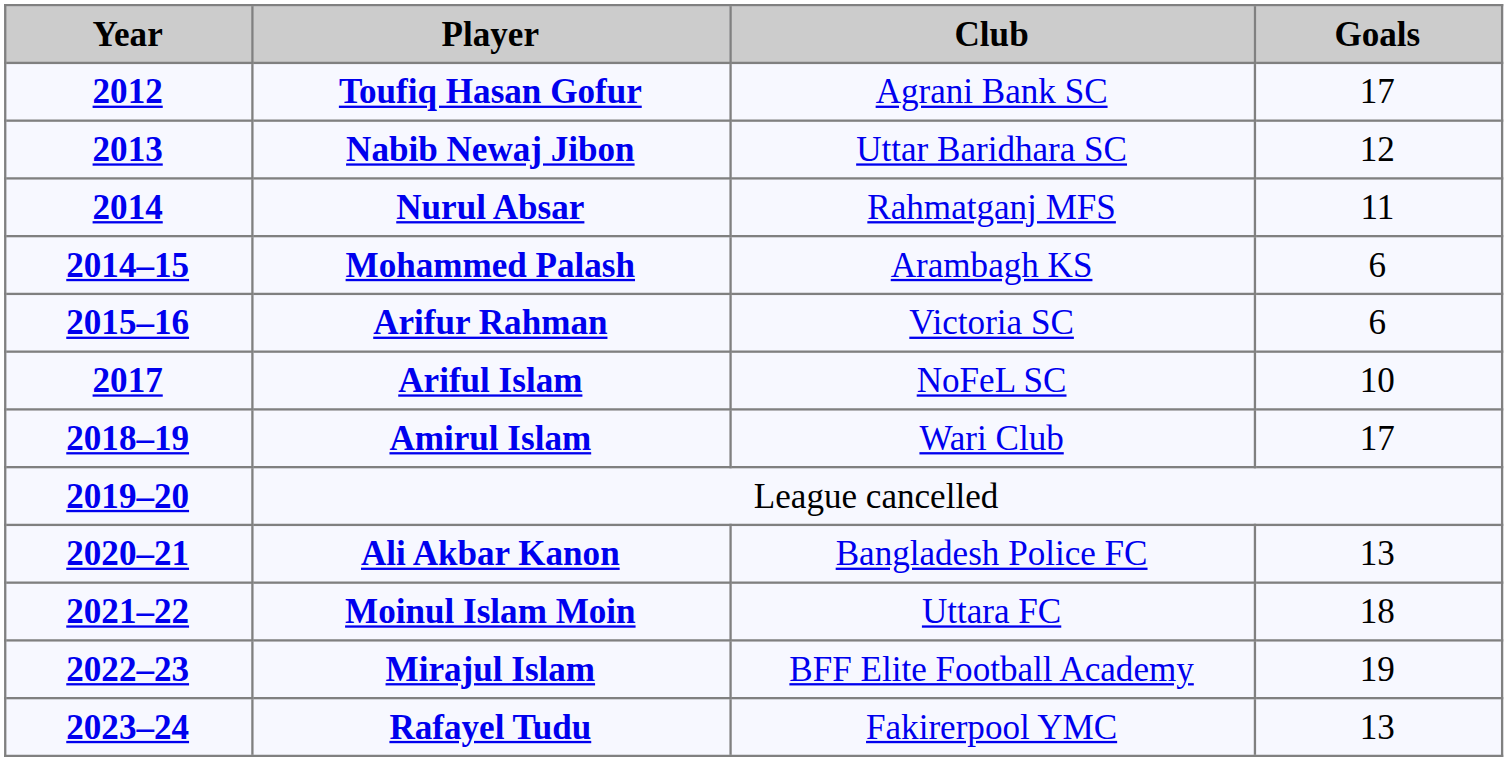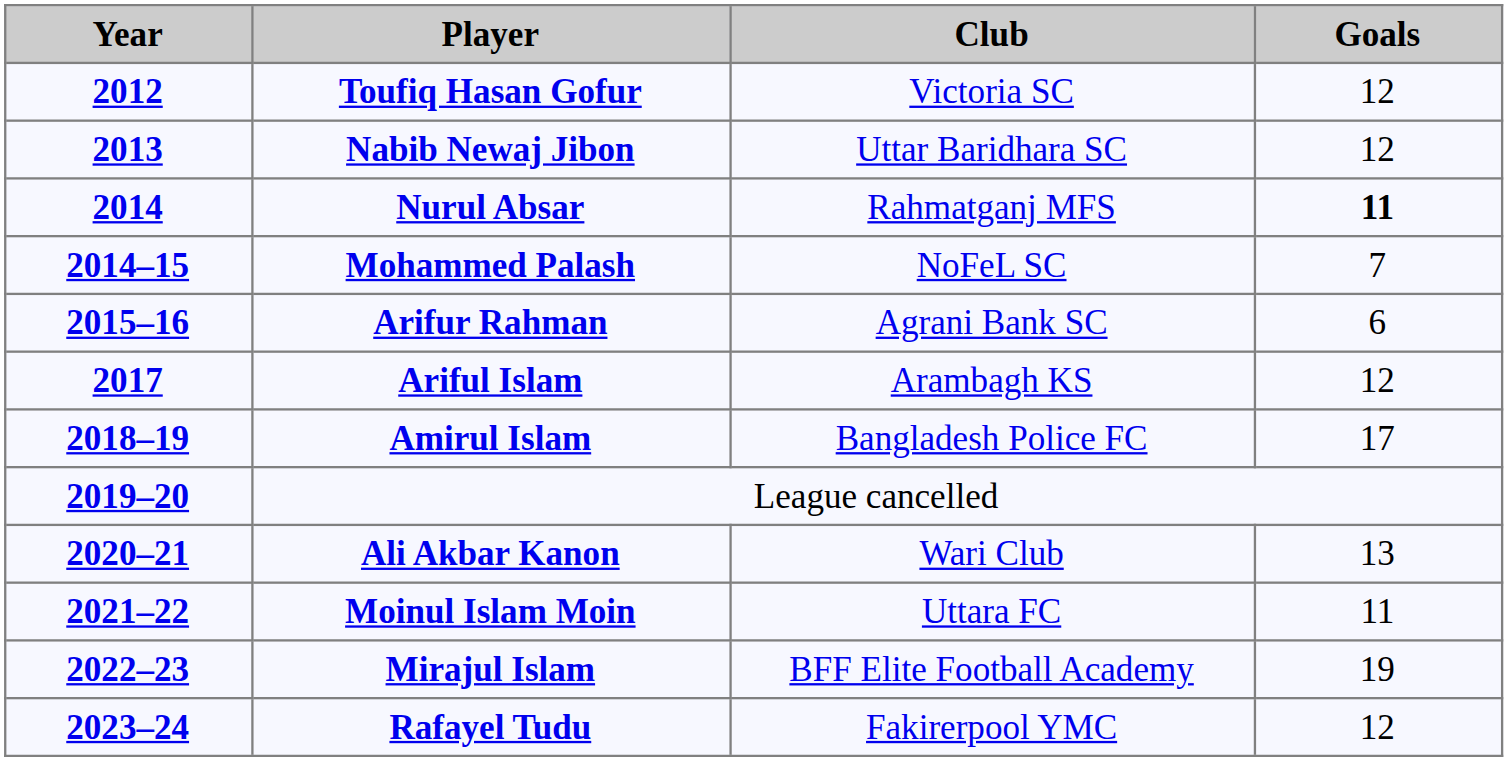(992, 91) Agrani Bank SC -> (992, 91) Victoria SC
(1377, 91) 17 -> (1377, 91) 12
(1377, 206) normal -> (1377, 206) bold
(992, 264) Arambagh KS -> (992, 264) NoFeL SC
(1377, 264) 6 -> (1377, 264) 7
(992, 322) Victoria SC -> (992, 322) Agrani Bank SC
(992, 379) NoFeL SC -> (992, 379) Arambagh KS
(1377, 379) 10 -> (1377, 379) 12
(992, 437) Wari Club -> (992, 437) Bangladesh Police FC
(992, 553) Bangladesh Police FC -> (992, 553) Wari Club
(1377, 610) 18 -> (1377, 610) 11
(1377, 726) 13 -> (1377, 726) 12
